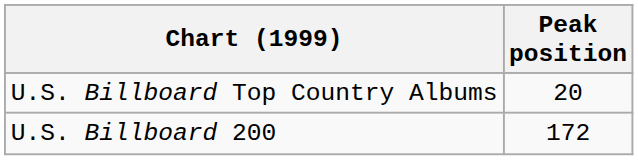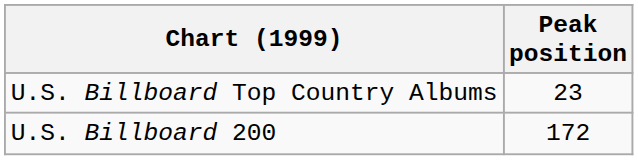(568, 93) 20 -> (568, 93) 23
